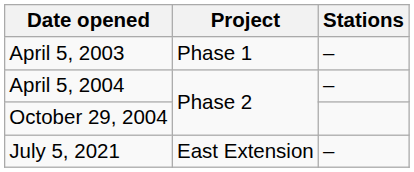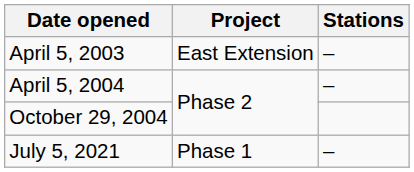(215, 53) Phase 1 -> (245, 53) East Extension
(245, 150) East Extension -> (215, 150) Phase 1
